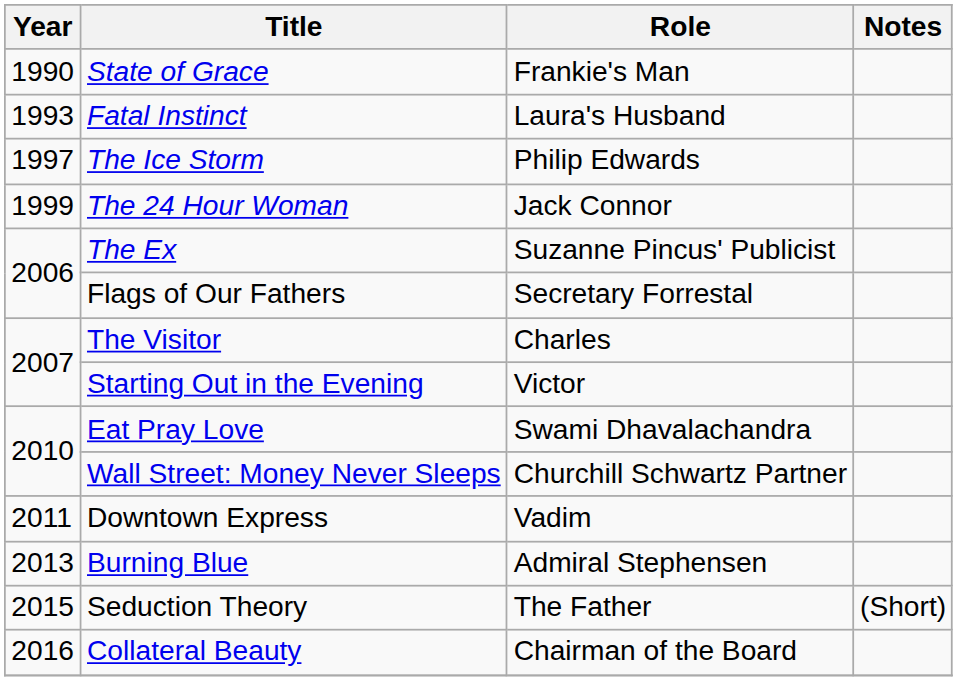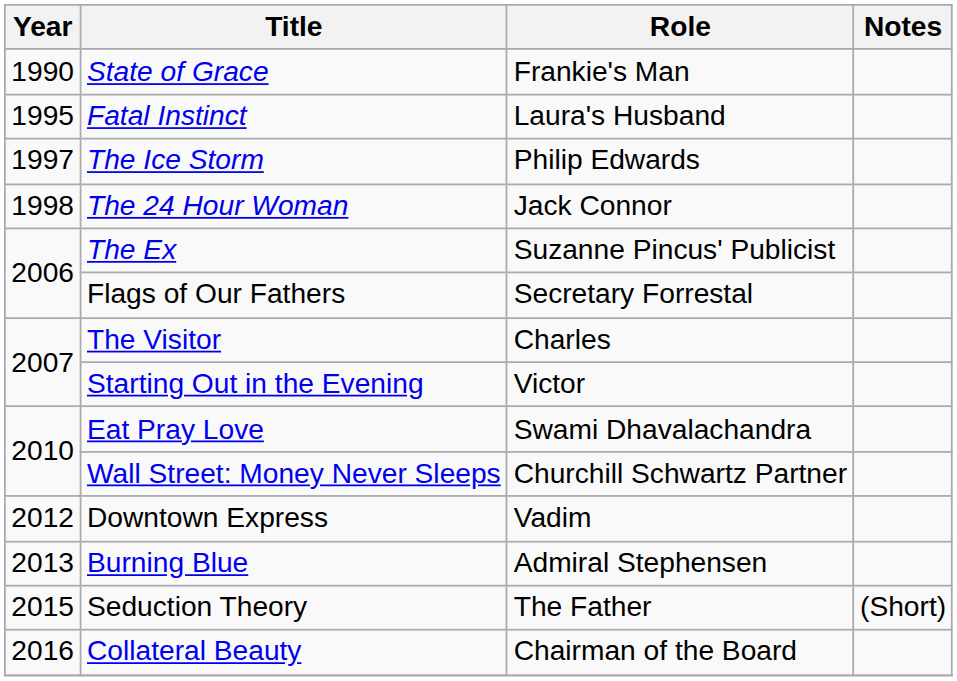(43, 116) 1993 -> (43, 116) 1995
(43, 205) 1999 -> (43, 205) 1998
(42, 518) 2011 -> (43, 518) 2012
